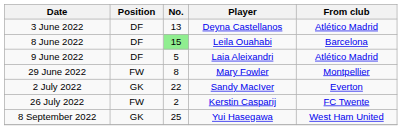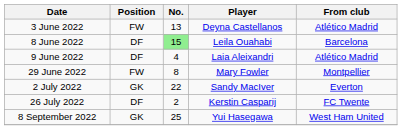(137, 26) DF -> (137, 26) FW
(176, 56) 5 -> (176, 56) 4
(137, 101) FW -> (137, 101) DF
